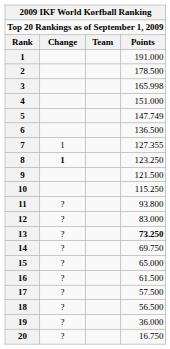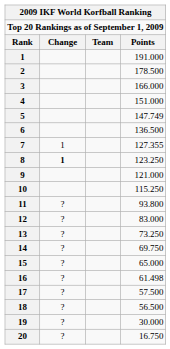(149, 86) 165.998 -> (149, 86) 166.000
(149, 174) 121.500 -> (149, 174) 121.000
(151, 233) bold -> (151, 233) normal
(151, 277) 61.500 -> (151, 277) 61.498
(151, 322) 36.000 -> (151, 322) 30.000
